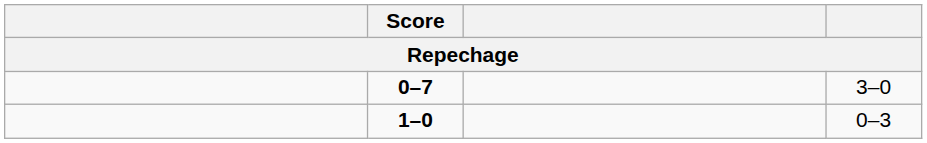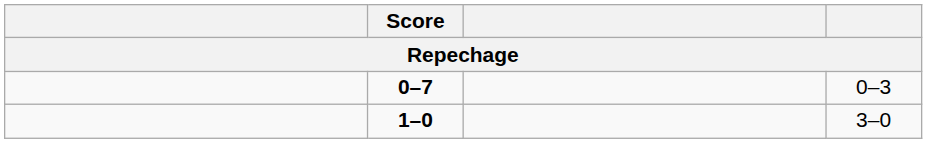(874, 87) 3–0 -> (874, 87) 0–3
(874, 120) 0–3 -> (874, 120) 3–0
